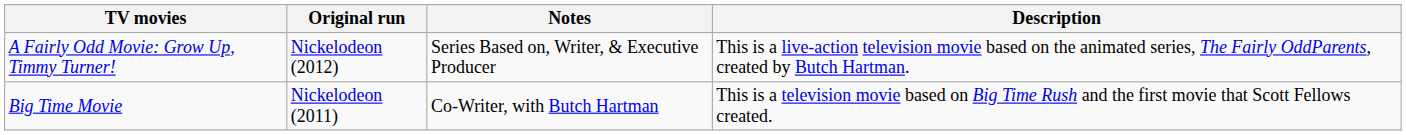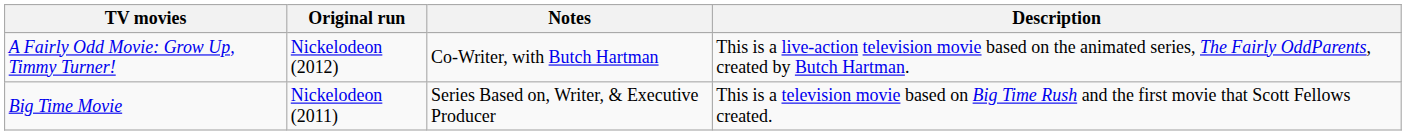(565, 57) Series Based on, Writer, & Executive Producer -> (545, 57) Co-Writer, with Butch Hartman
(545, 105) Co-Writer, with Butch Hartman -> (565, 105) Series Based on, Writer, & Executive Producer
